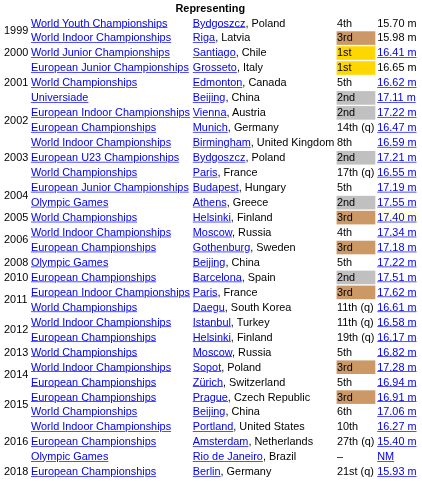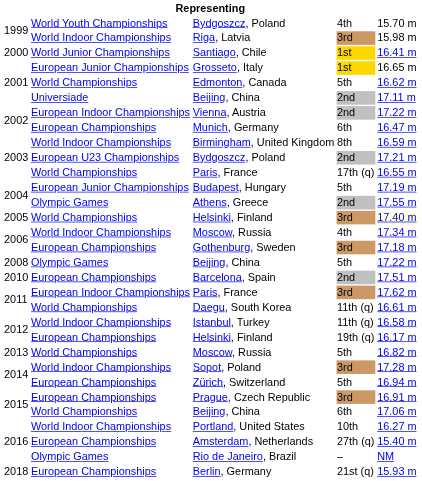(356, 128) 14th (q) -> (345, 128) 6th
